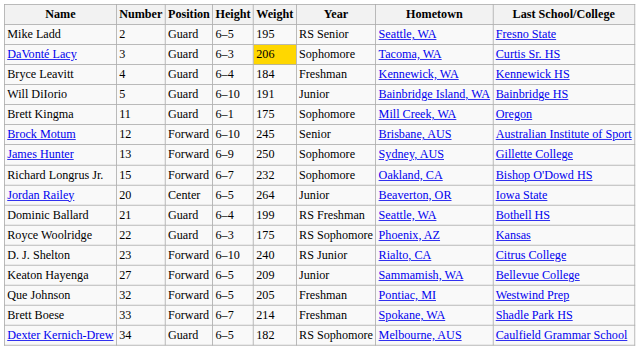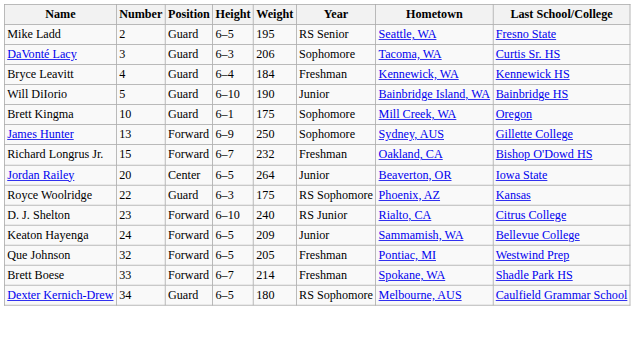(265, 54) gold background -> (265, 54) no background
(265, 94) 191 -> (265, 94) 190
(125, 114) 11 -> (125, 114) 10
- row: (41, 135)
(327, 175) Sophomore -> (323, 155) Freshman
- row: (48, 215)
(125, 275) 27 -> (125, 235) 24
(265, 335) 182 -> (265, 295) 180
